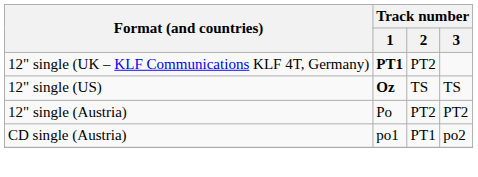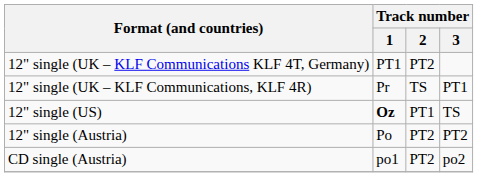(390, 64) bold -> (389, 64) normal
+ row: (160, 87)
(419, 87) TS -> (422, 111) PT1
(423, 135) PT1 -> (422, 159) PT2
